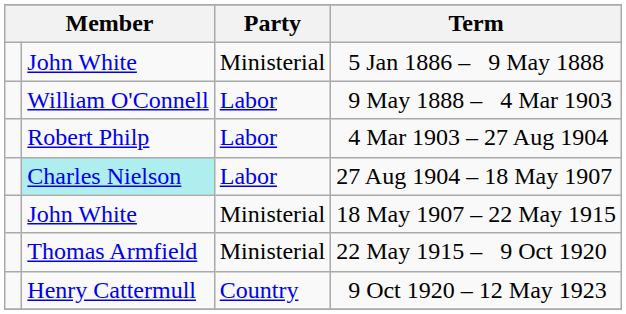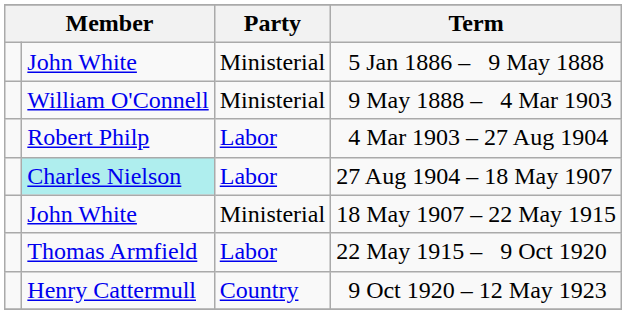(248, 99) Labor -> (272, 99) Ministerial
(272, 251) Ministerial -> (248, 251) Labor
